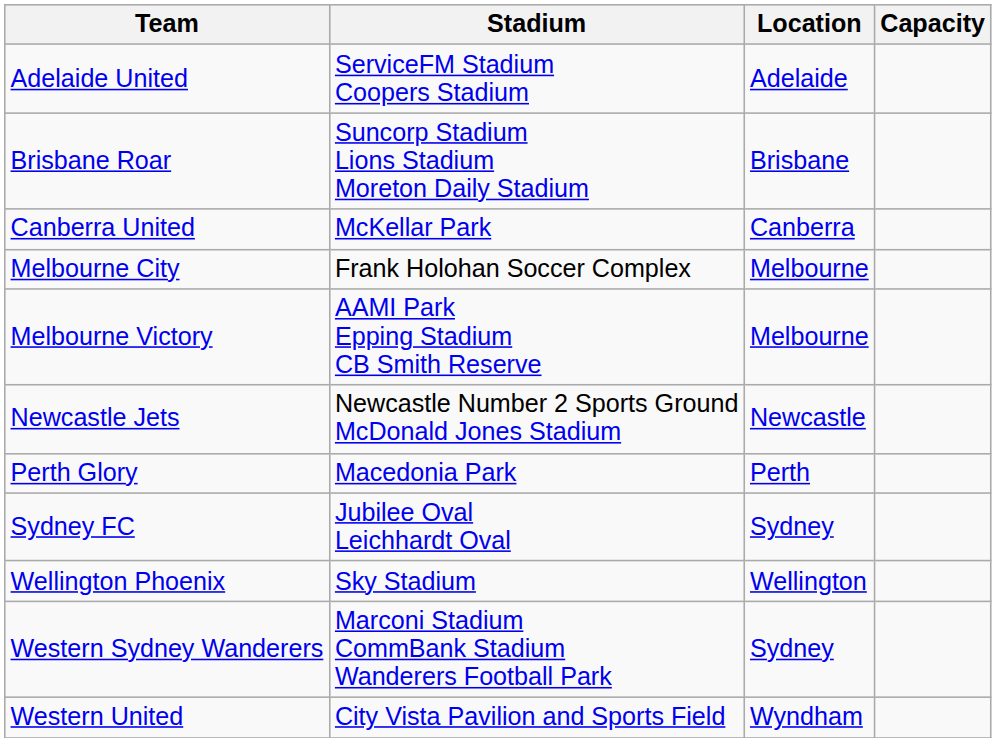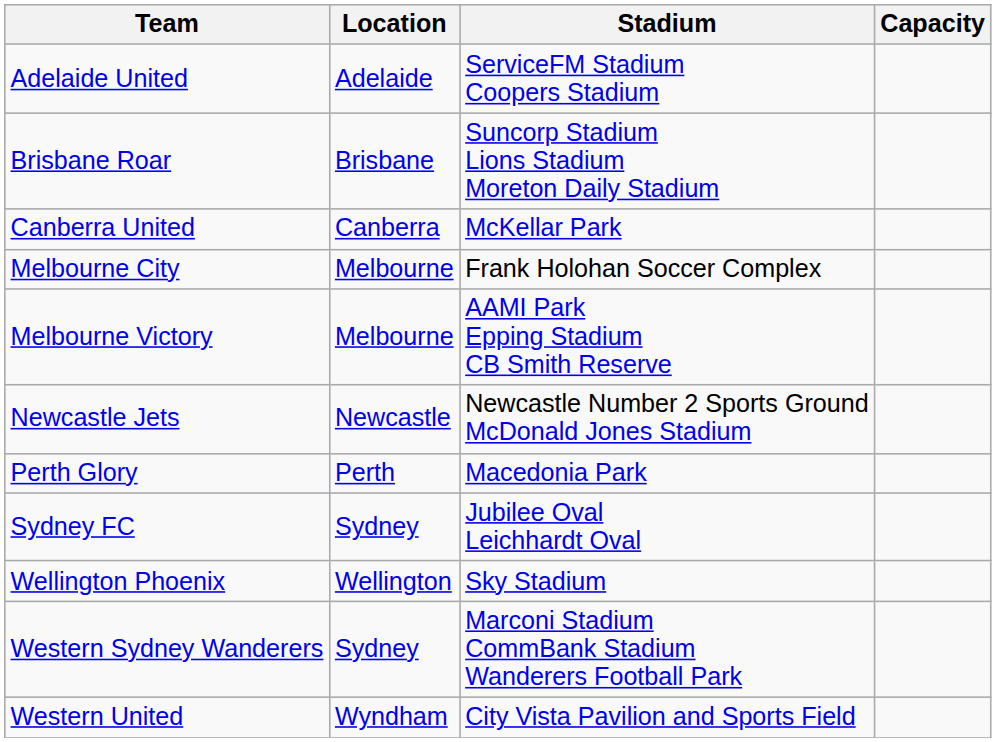columns swapped: (809, 24) <-> (537, 24)
